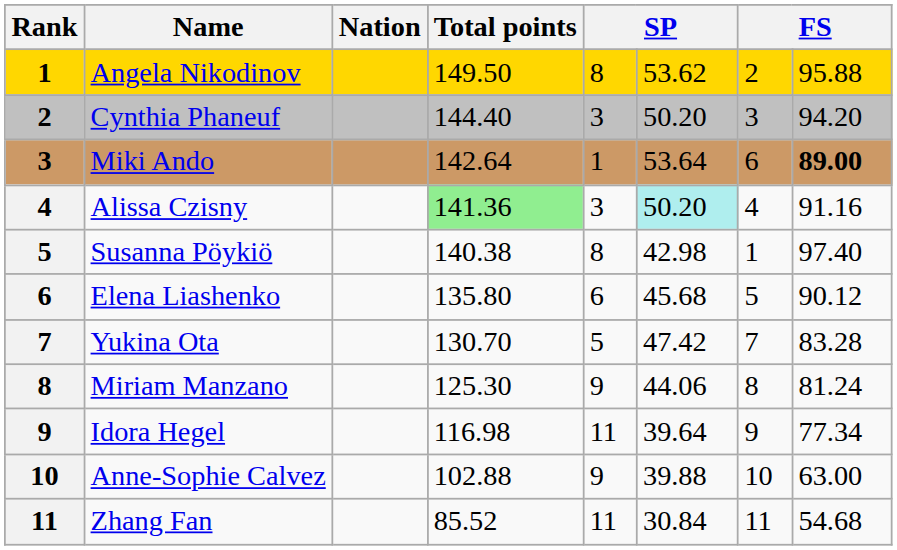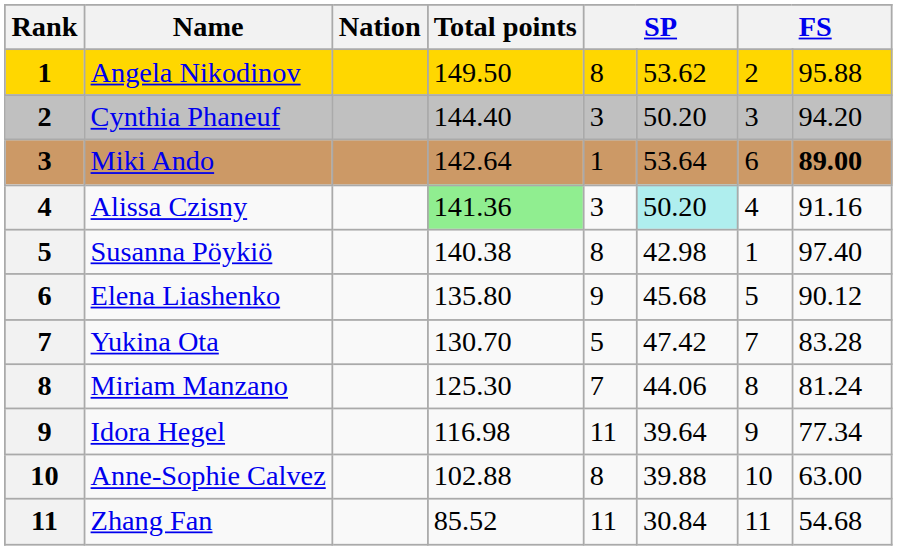(597, 296) 6 -> (597, 296) 9
(597, 386) 9 -> (597, 386) 7
(597, 476) 9 -> (597, 476) 8
